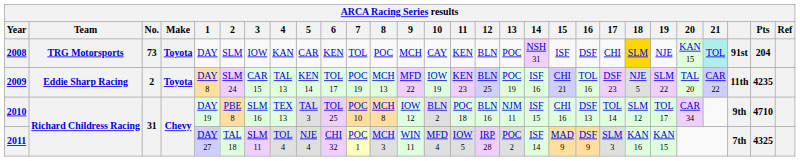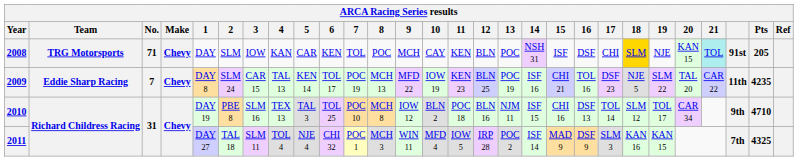(152, 53) 73 -> (152, 53) 71
(178, 53) Toyota -> (177, 53) Chevy
(763, 53) 204 -> (761, 53) 205
(152, 82) 2 -> (152, 82) 7
(178, 82) Toyota -> (177, 82) Chevy
